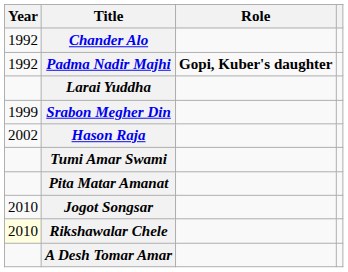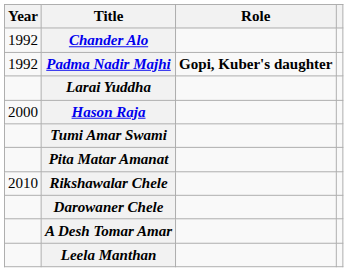- row: (109, 111)
(23, 135) 2002 -> (23, 111) 2000
- row: (109, 207)
(23, 231) lightyellow background -> (23, 183) no background
+ row: (109, 207)
+ row: (109, 254)
